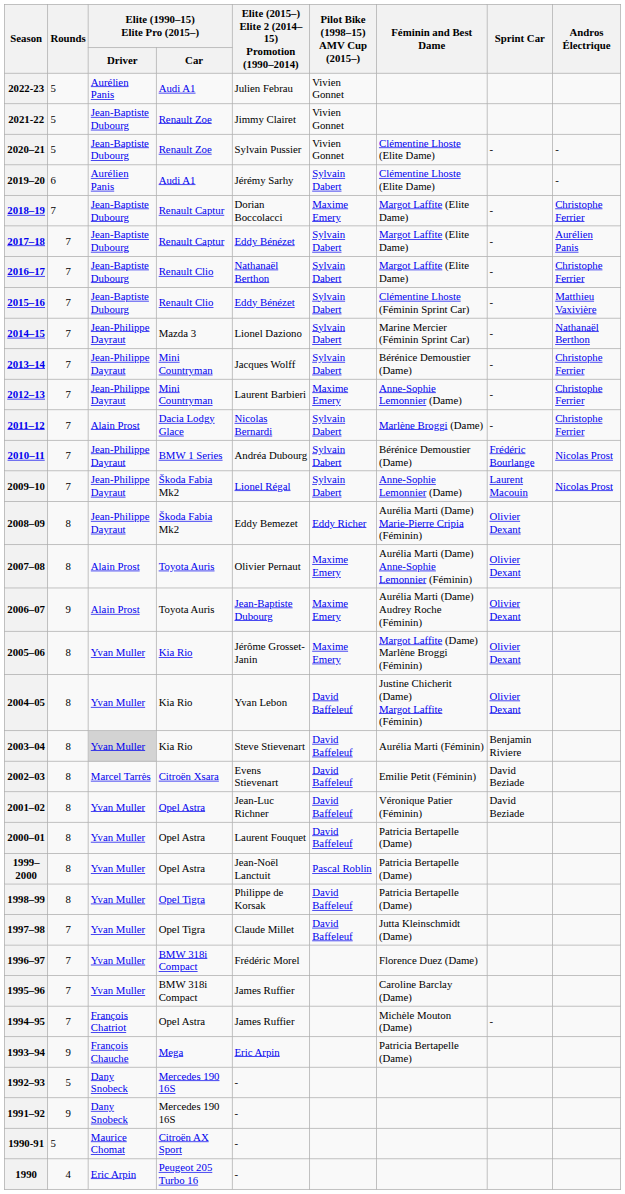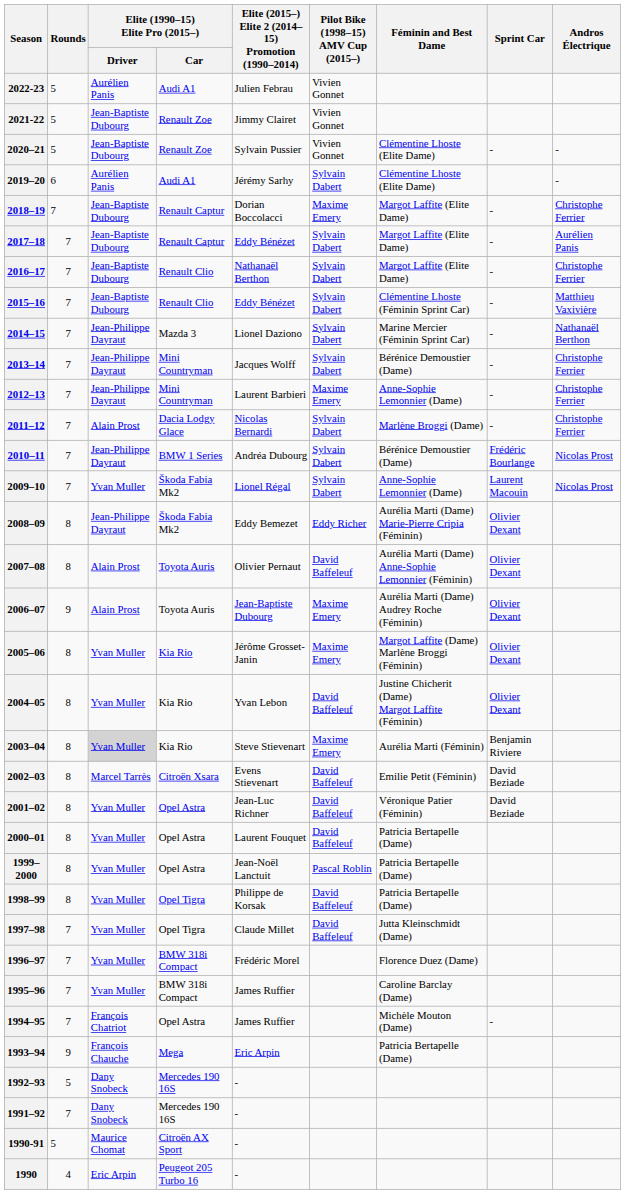(120, 486) Jean-Philippe Dayraut -> (118, 486) Yvan Muller
(330, 566) Maxime Emery -> (332, 566) David Baffeleuf
(332, 746) David Baffeleuf -> (330, 746) Maxime Emery
(68, 1113) 9 -> (68, 1113) 7
